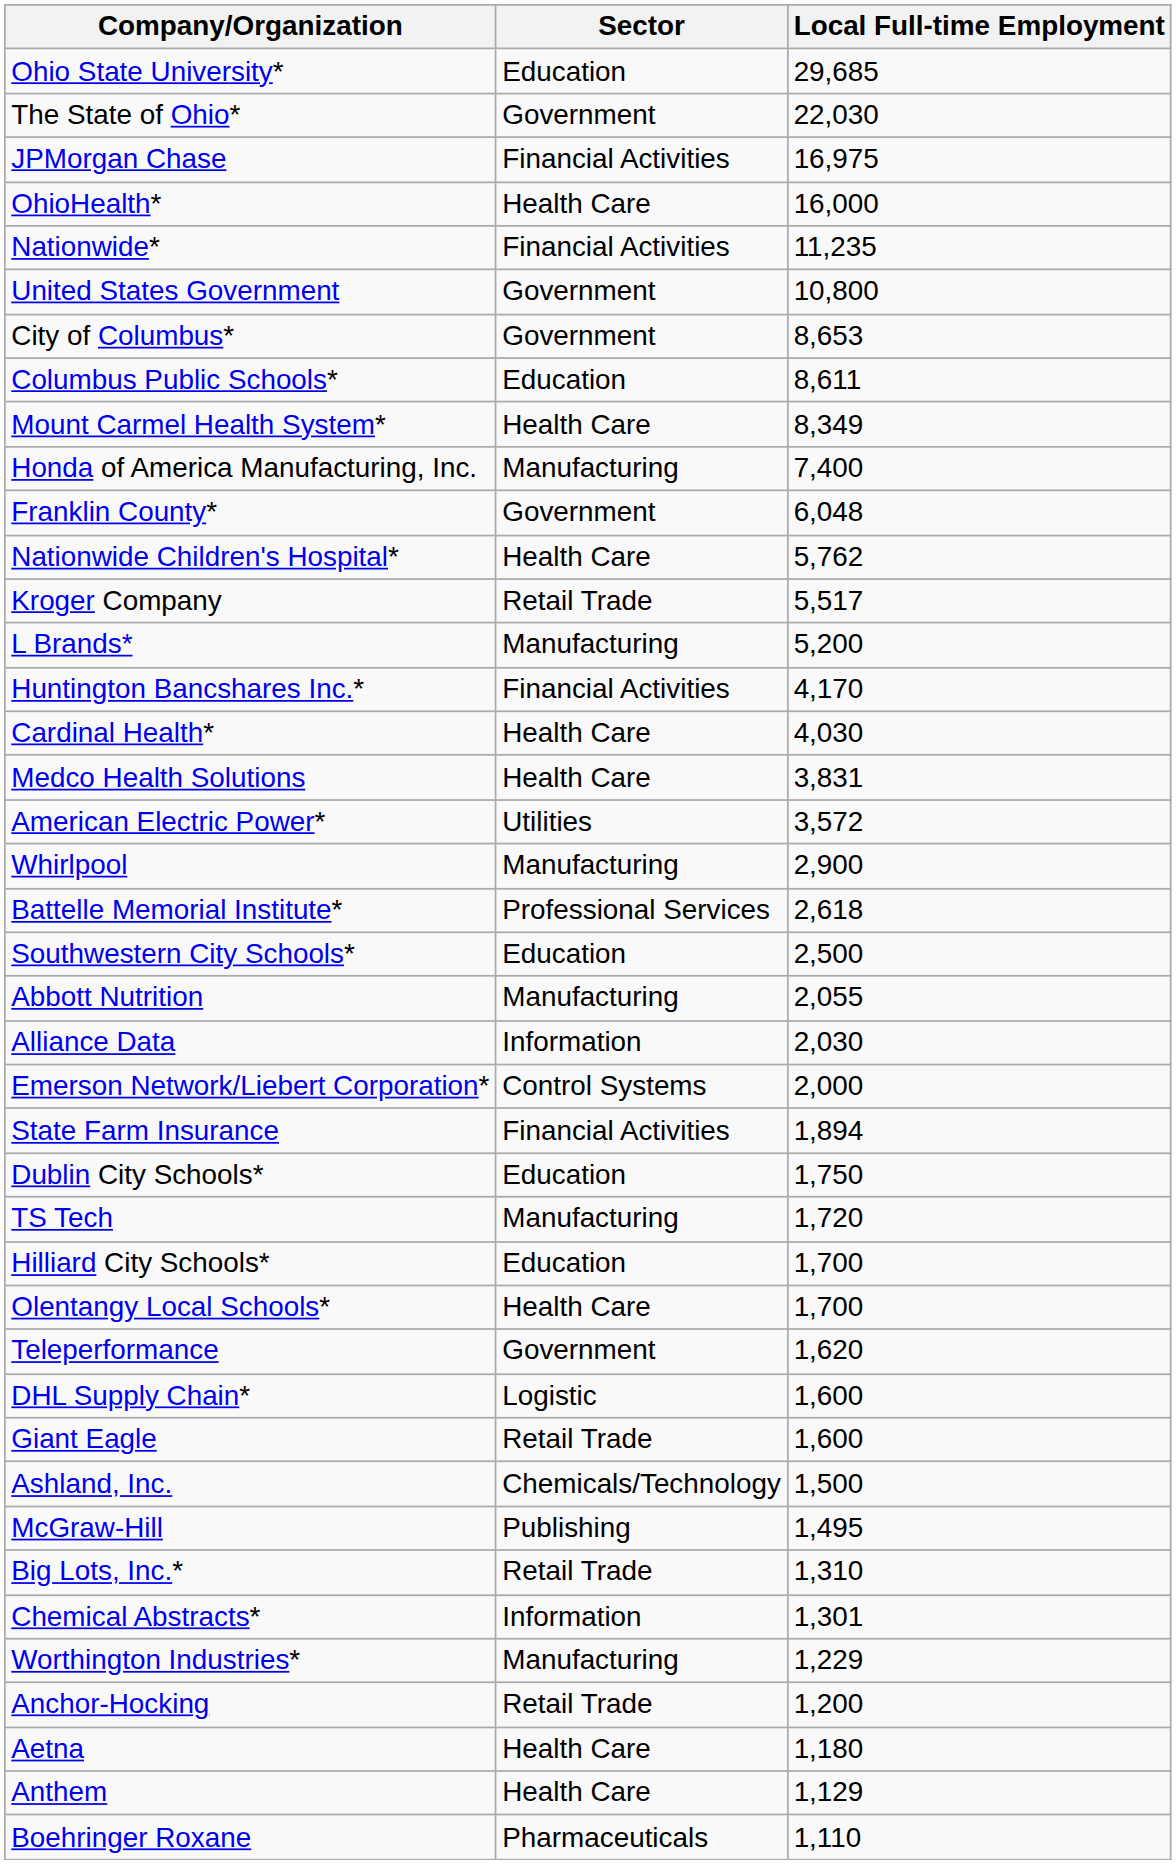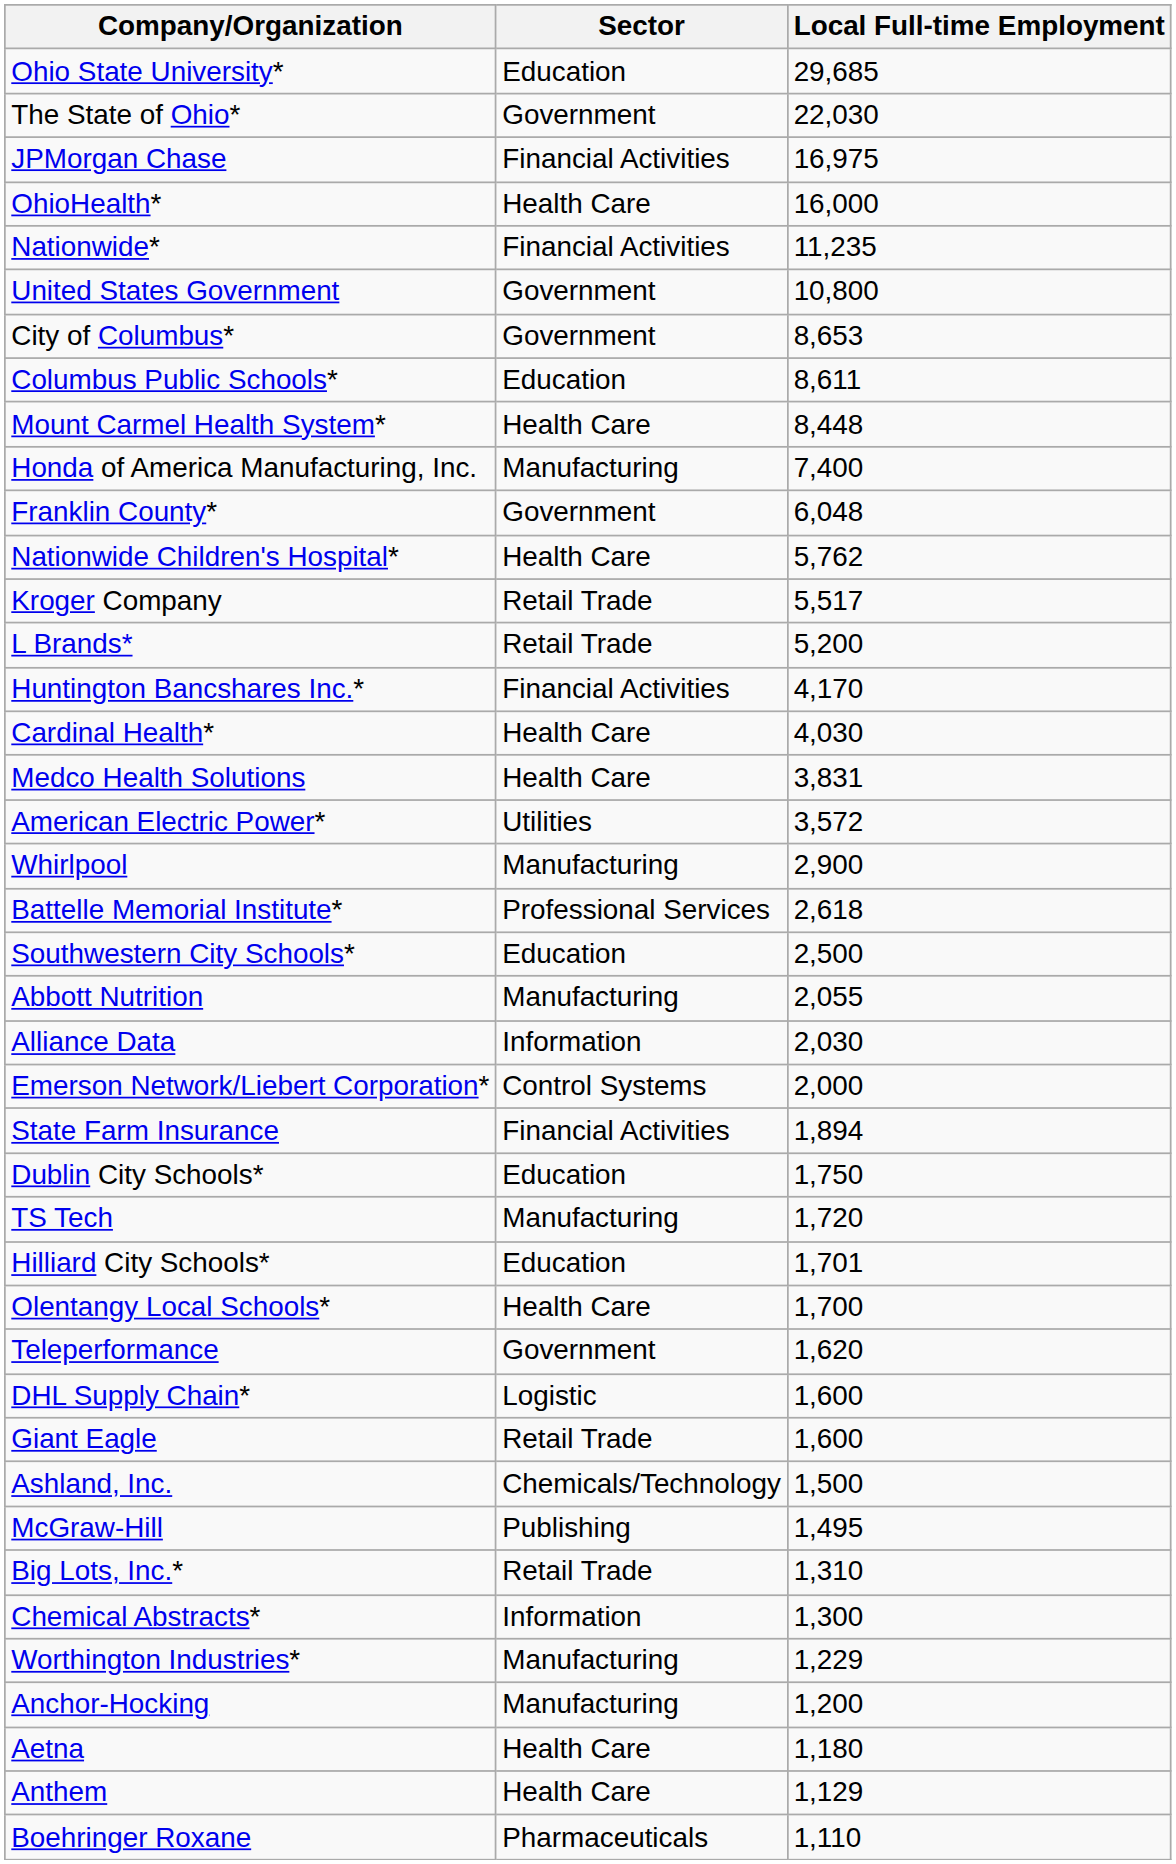(828, 423) 8,349 -> (828, 423) 8,448
(590, 644) Manufacturing -> (577, 644) Retail Trade
(828, 1262) 1,700 -> (828, 1262) 1,701
(828, 1616) 1,301 -> (828, 1616) 1,300
(577, 1704) Retail Trade -> (590, 1704) Manufacturing
